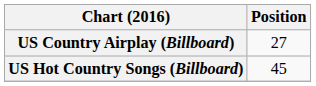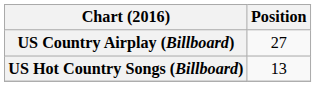(279, 68) 45 -> (279, 68) 13
